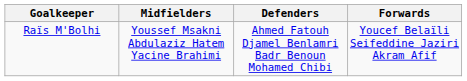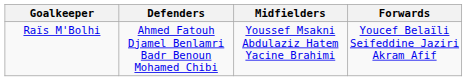columns swapped: (290, 13) <-> (176, 13)
